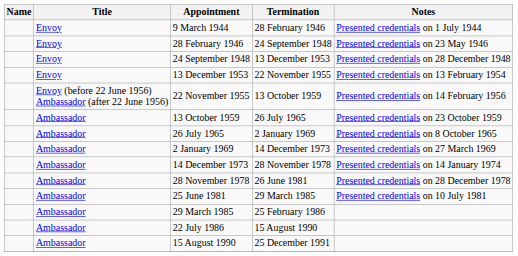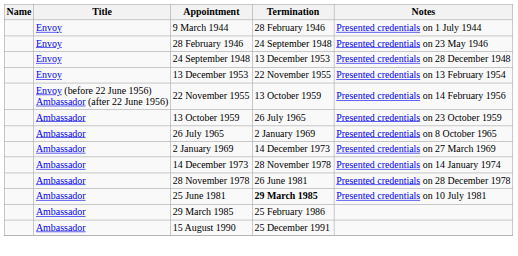(285, 196) normal -> (286, 196) bold
- row: (198, 228)
